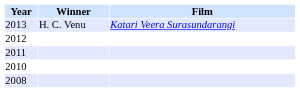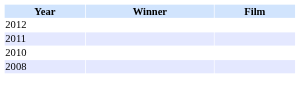- row: (16, 25)
